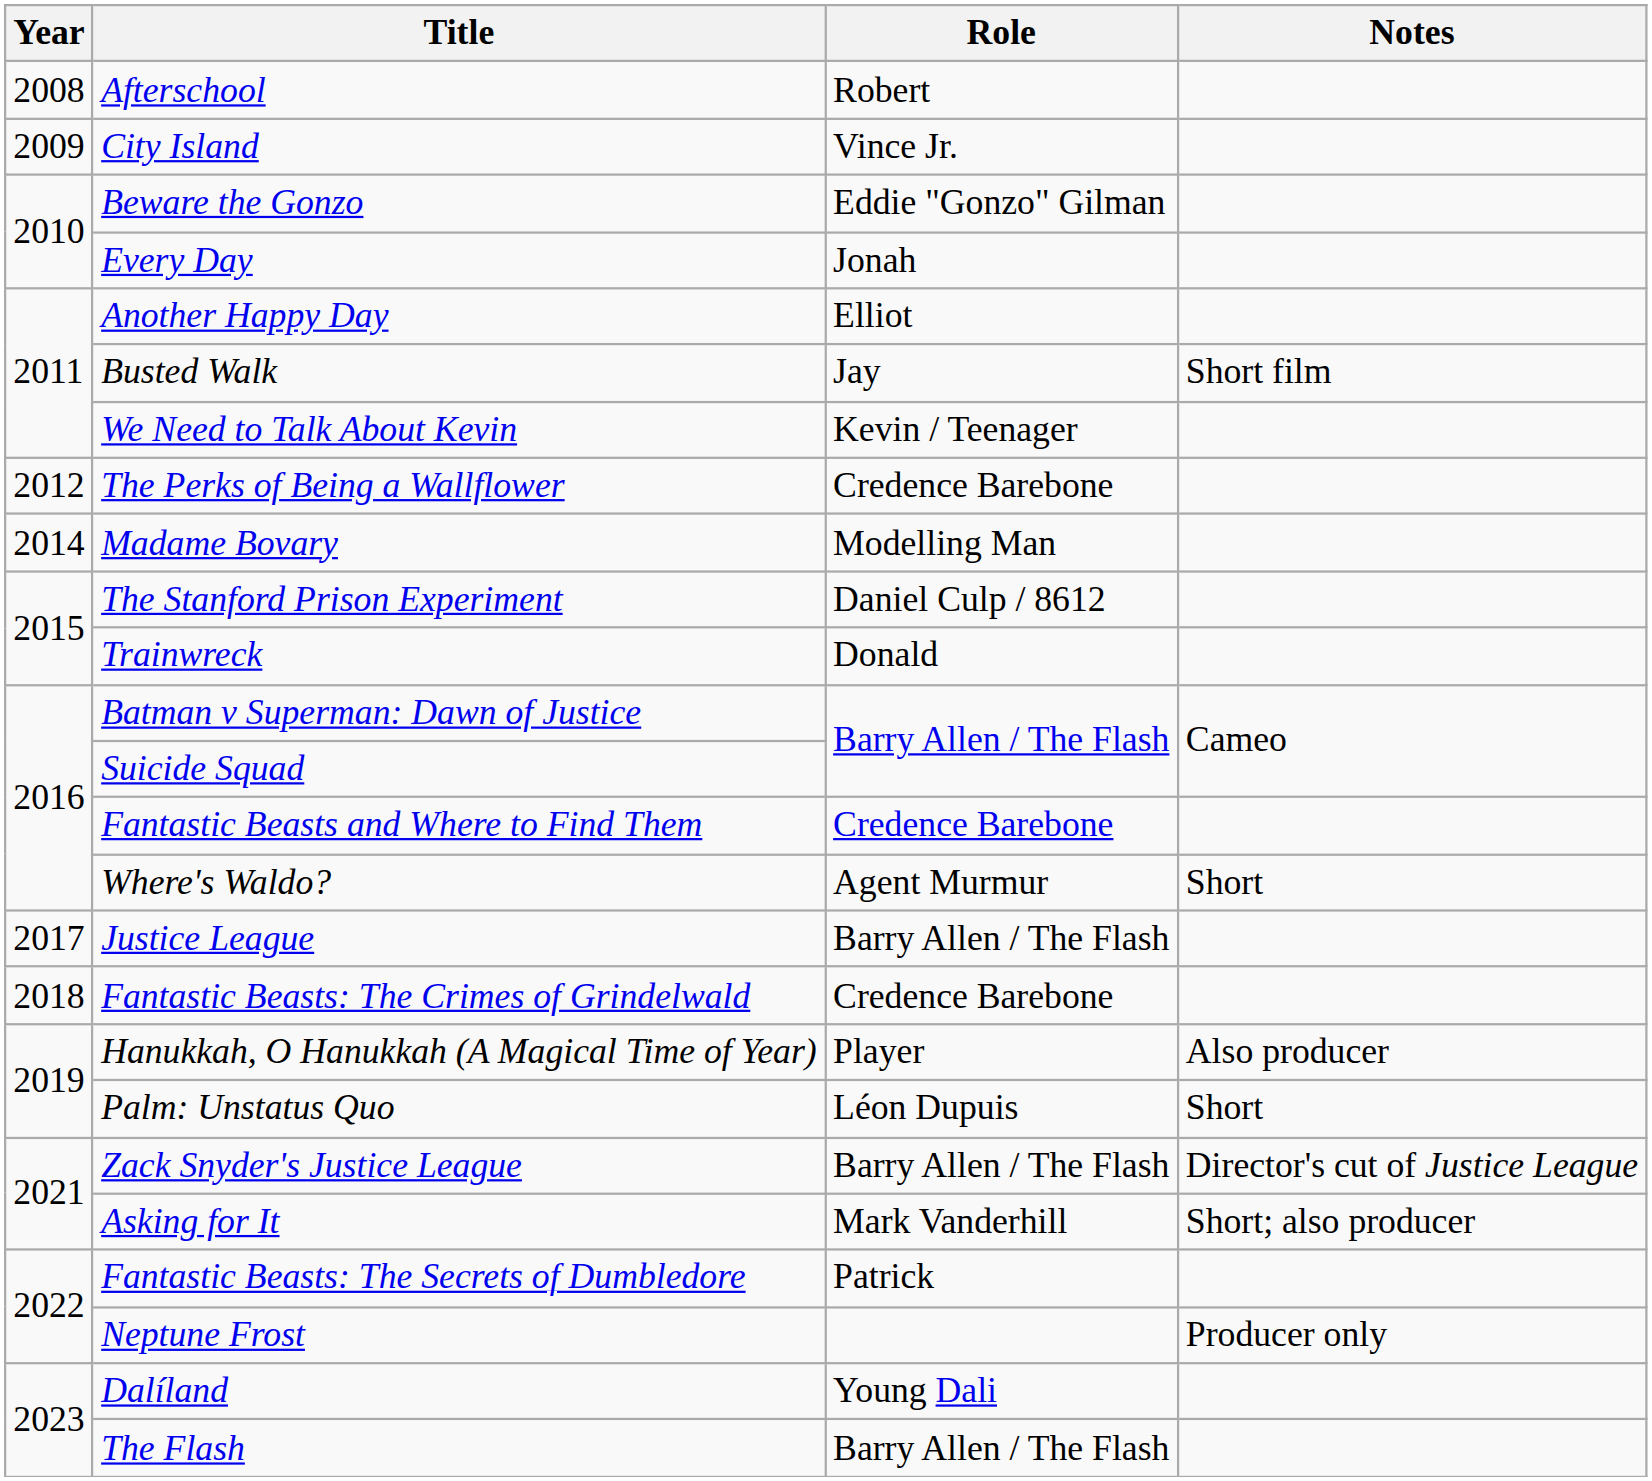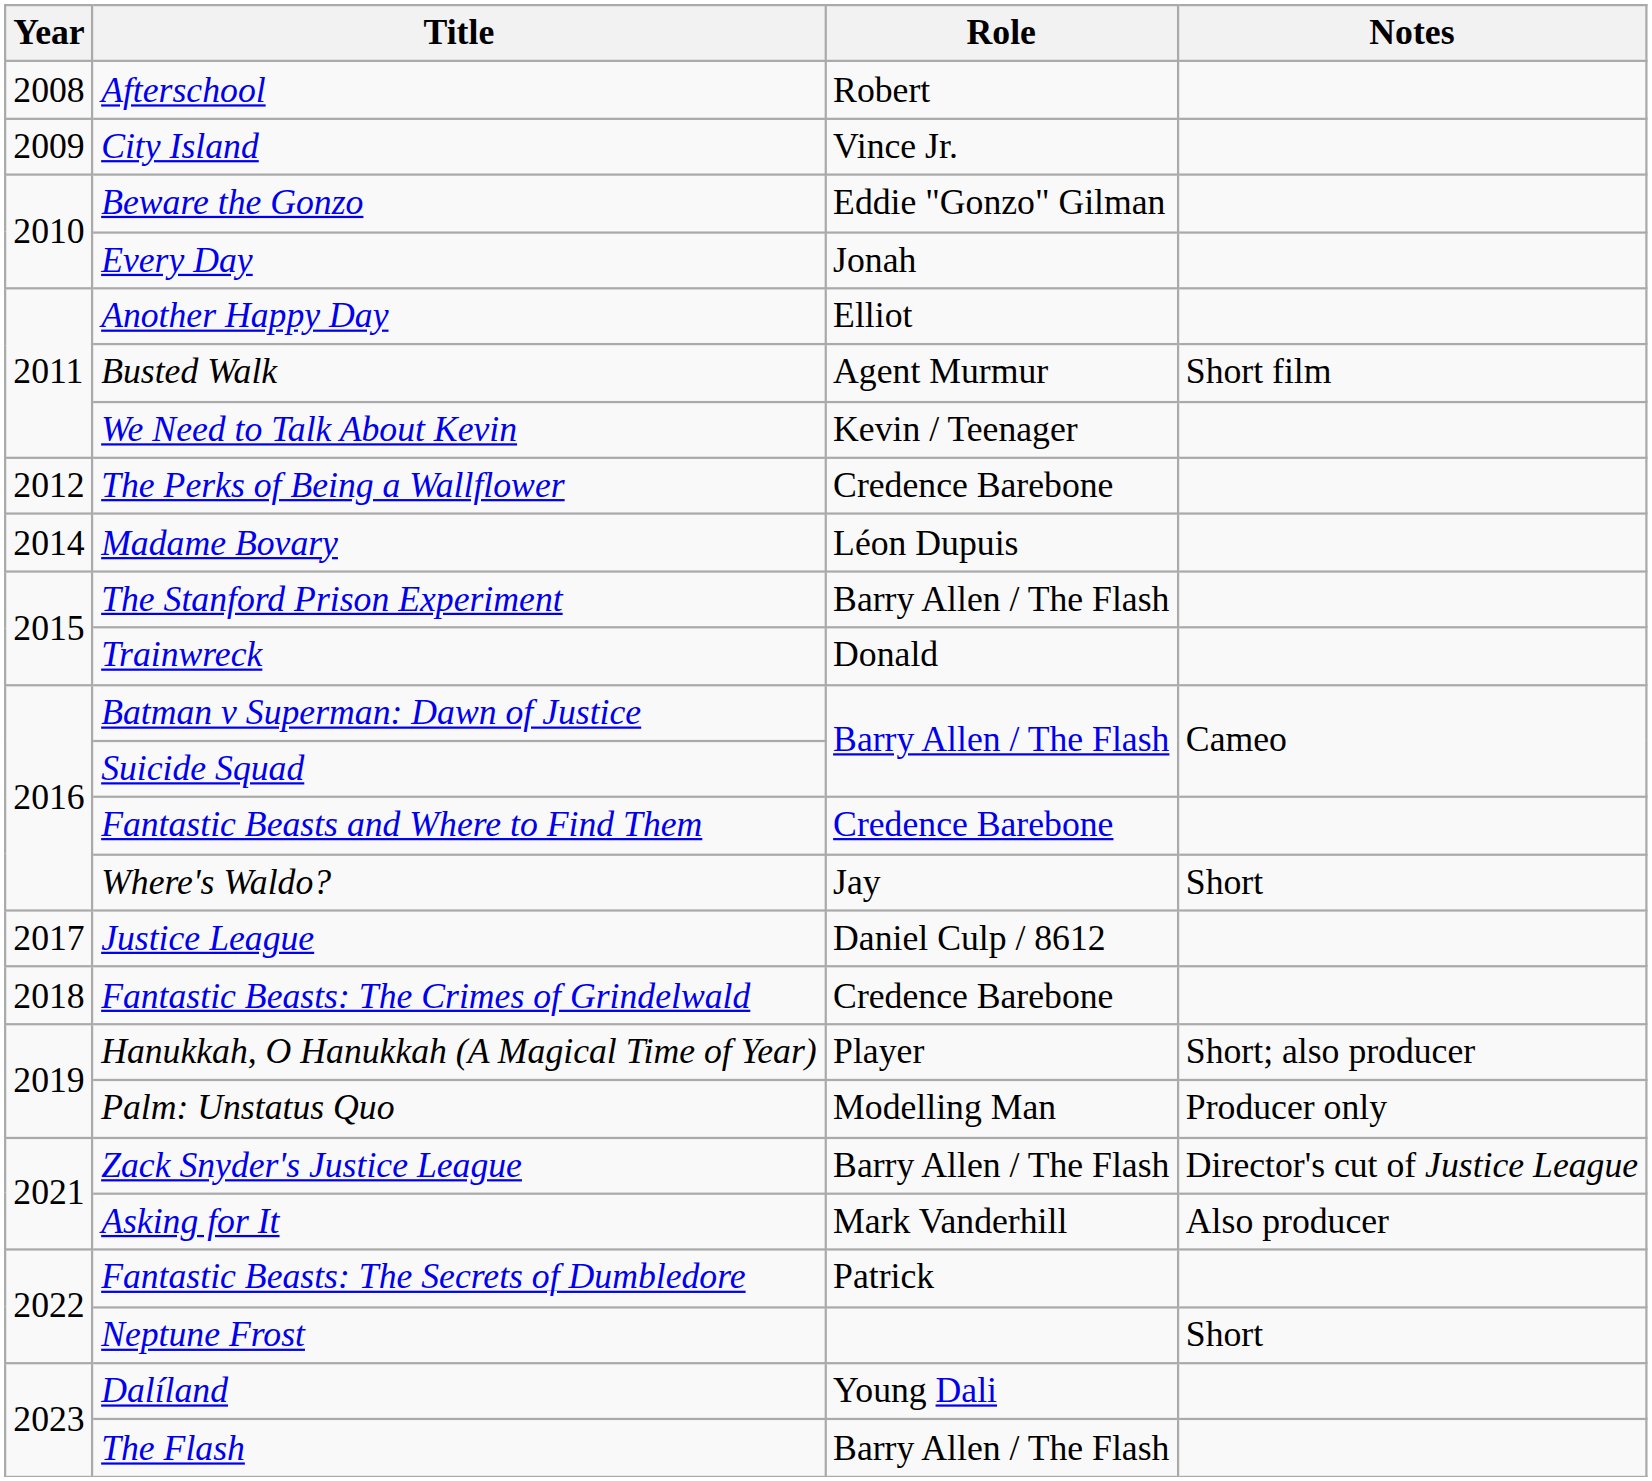(857, 372) Jay -> (941, 372) Agent Murmur
(945, 542) Modelling Man -> (926, 542) Léon Dupuis
(969, 598) Daniel Culp / 8612 -> (1001, 598) Barry Allen / The Flash
(941, 881) Agent Murmur -> (857, 881) Jay
(1001, 938) Barry Allen / The Flash -> (969, 938) Daniel Culp / 8612
(1287, 1051) Also producer -> (1331, 1051) Short; also producer
(926, 1107) Léon Dupuis -> (945, 1107) Modelling Man
(1224, 1107) Short -> (1286, 1107) Producer only
(1331, 1221) Short; also producer -> (1287, 1221) Also producer
(1286, 1334) Producer only -> (1224, 1334) Short
